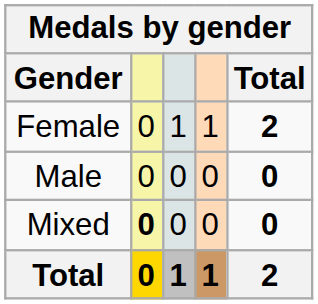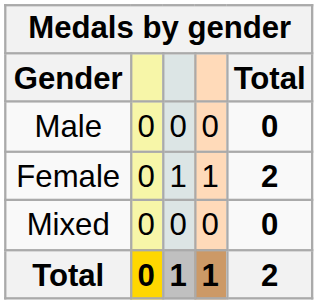rows swapped: (68, 176) <-> (68, 127)
(146, 225) bold -> (146, 225) normal
